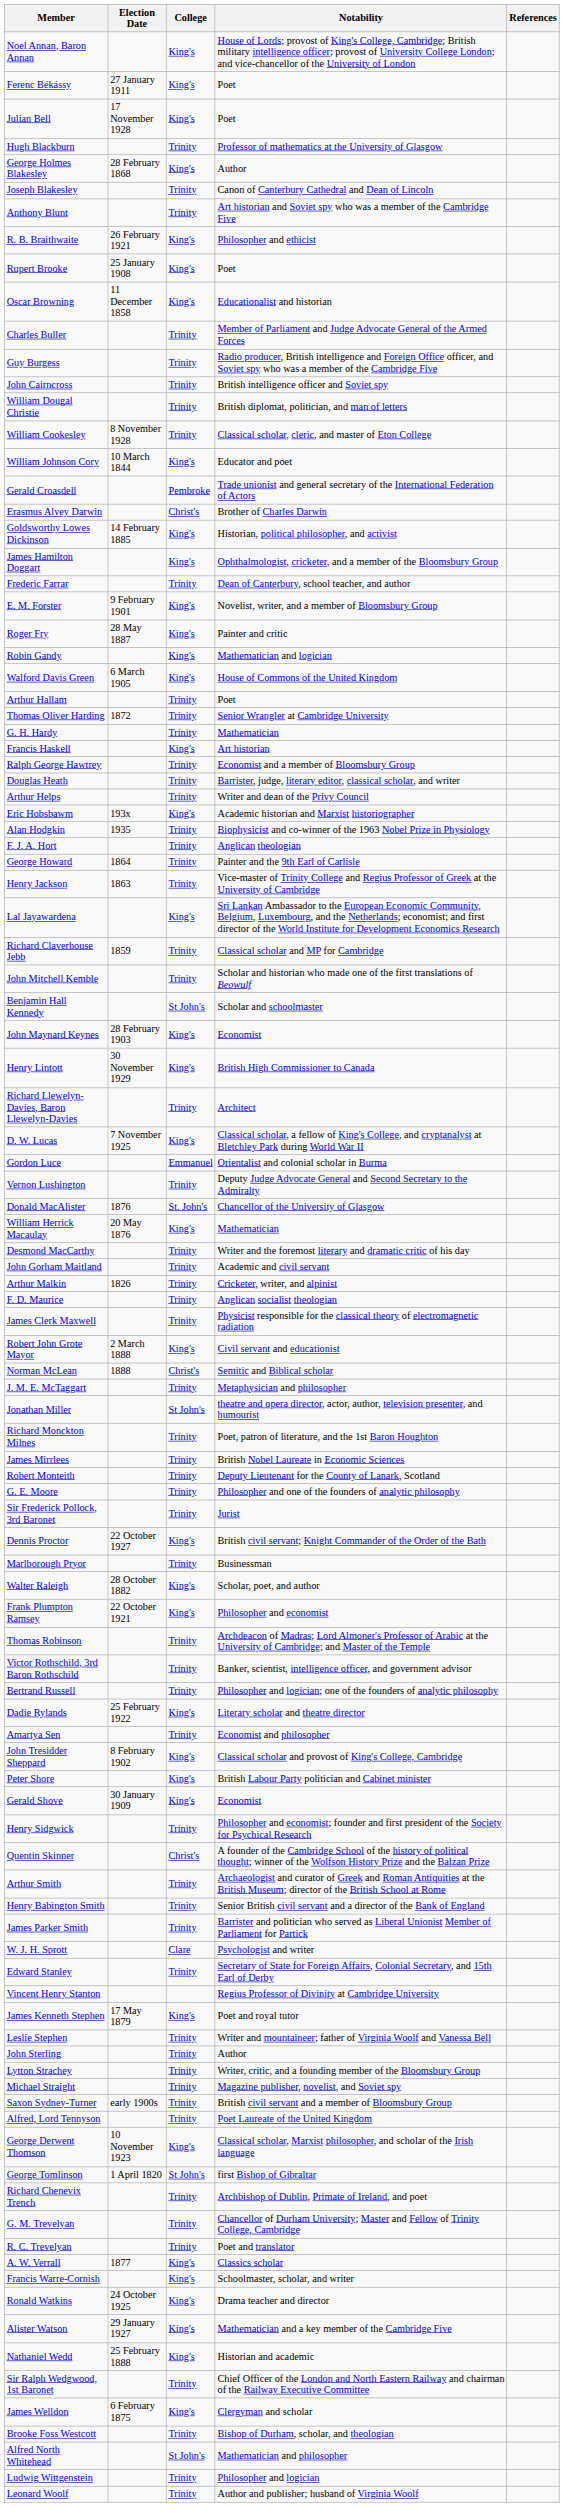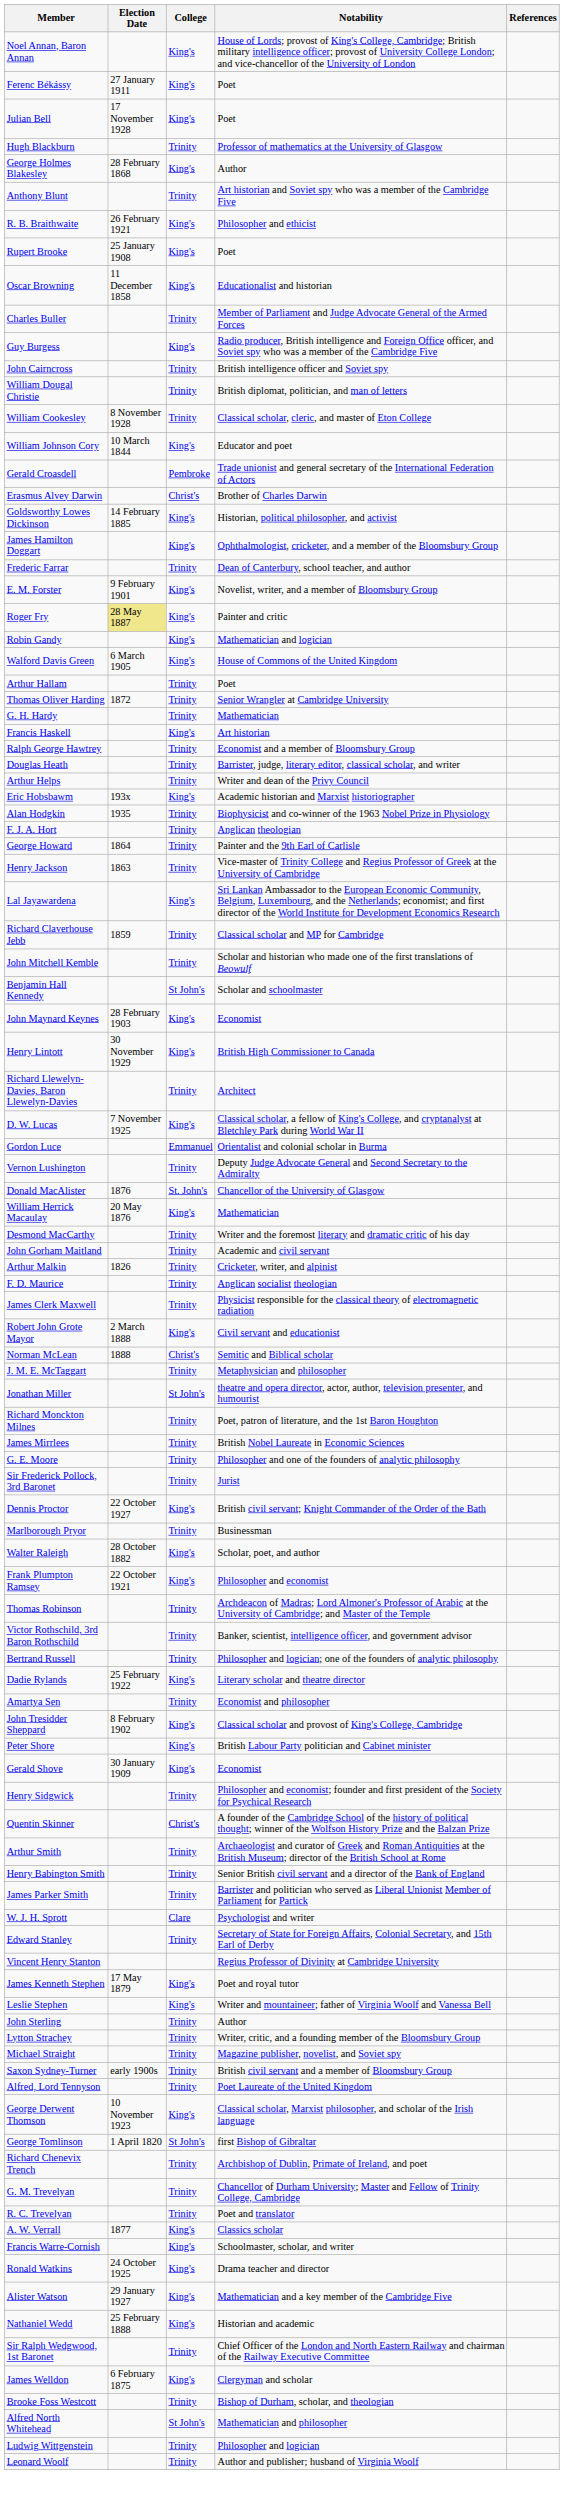- row: (42, 190)
(182, 363) Trinity -> (182, 346) King's
(126, 633) no background -> (126, 617) khaki background
- row: (41, 1475)
(182, 2038) Trinity -> (182, 2005) King's
